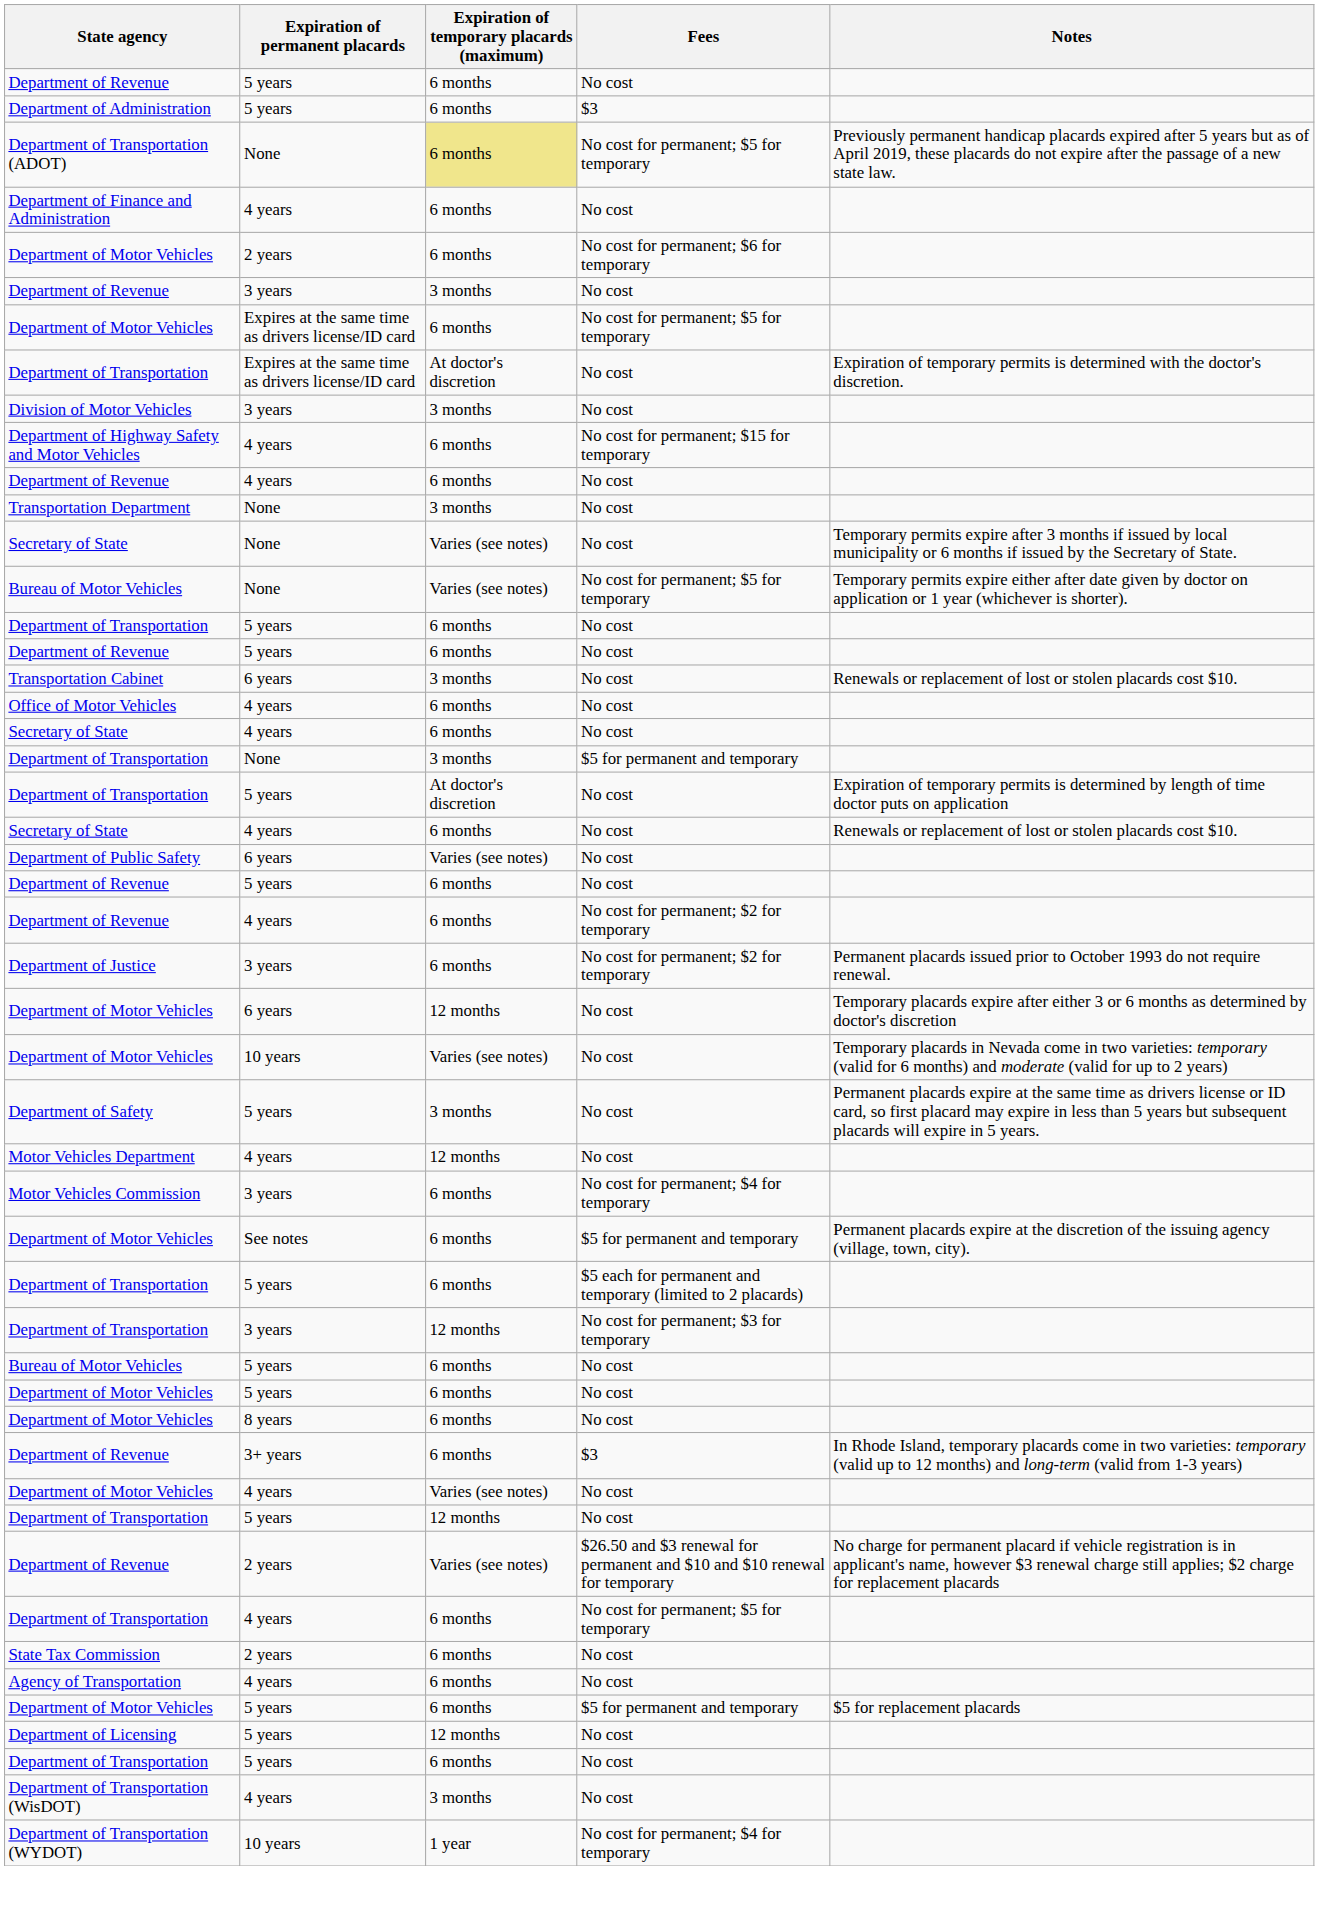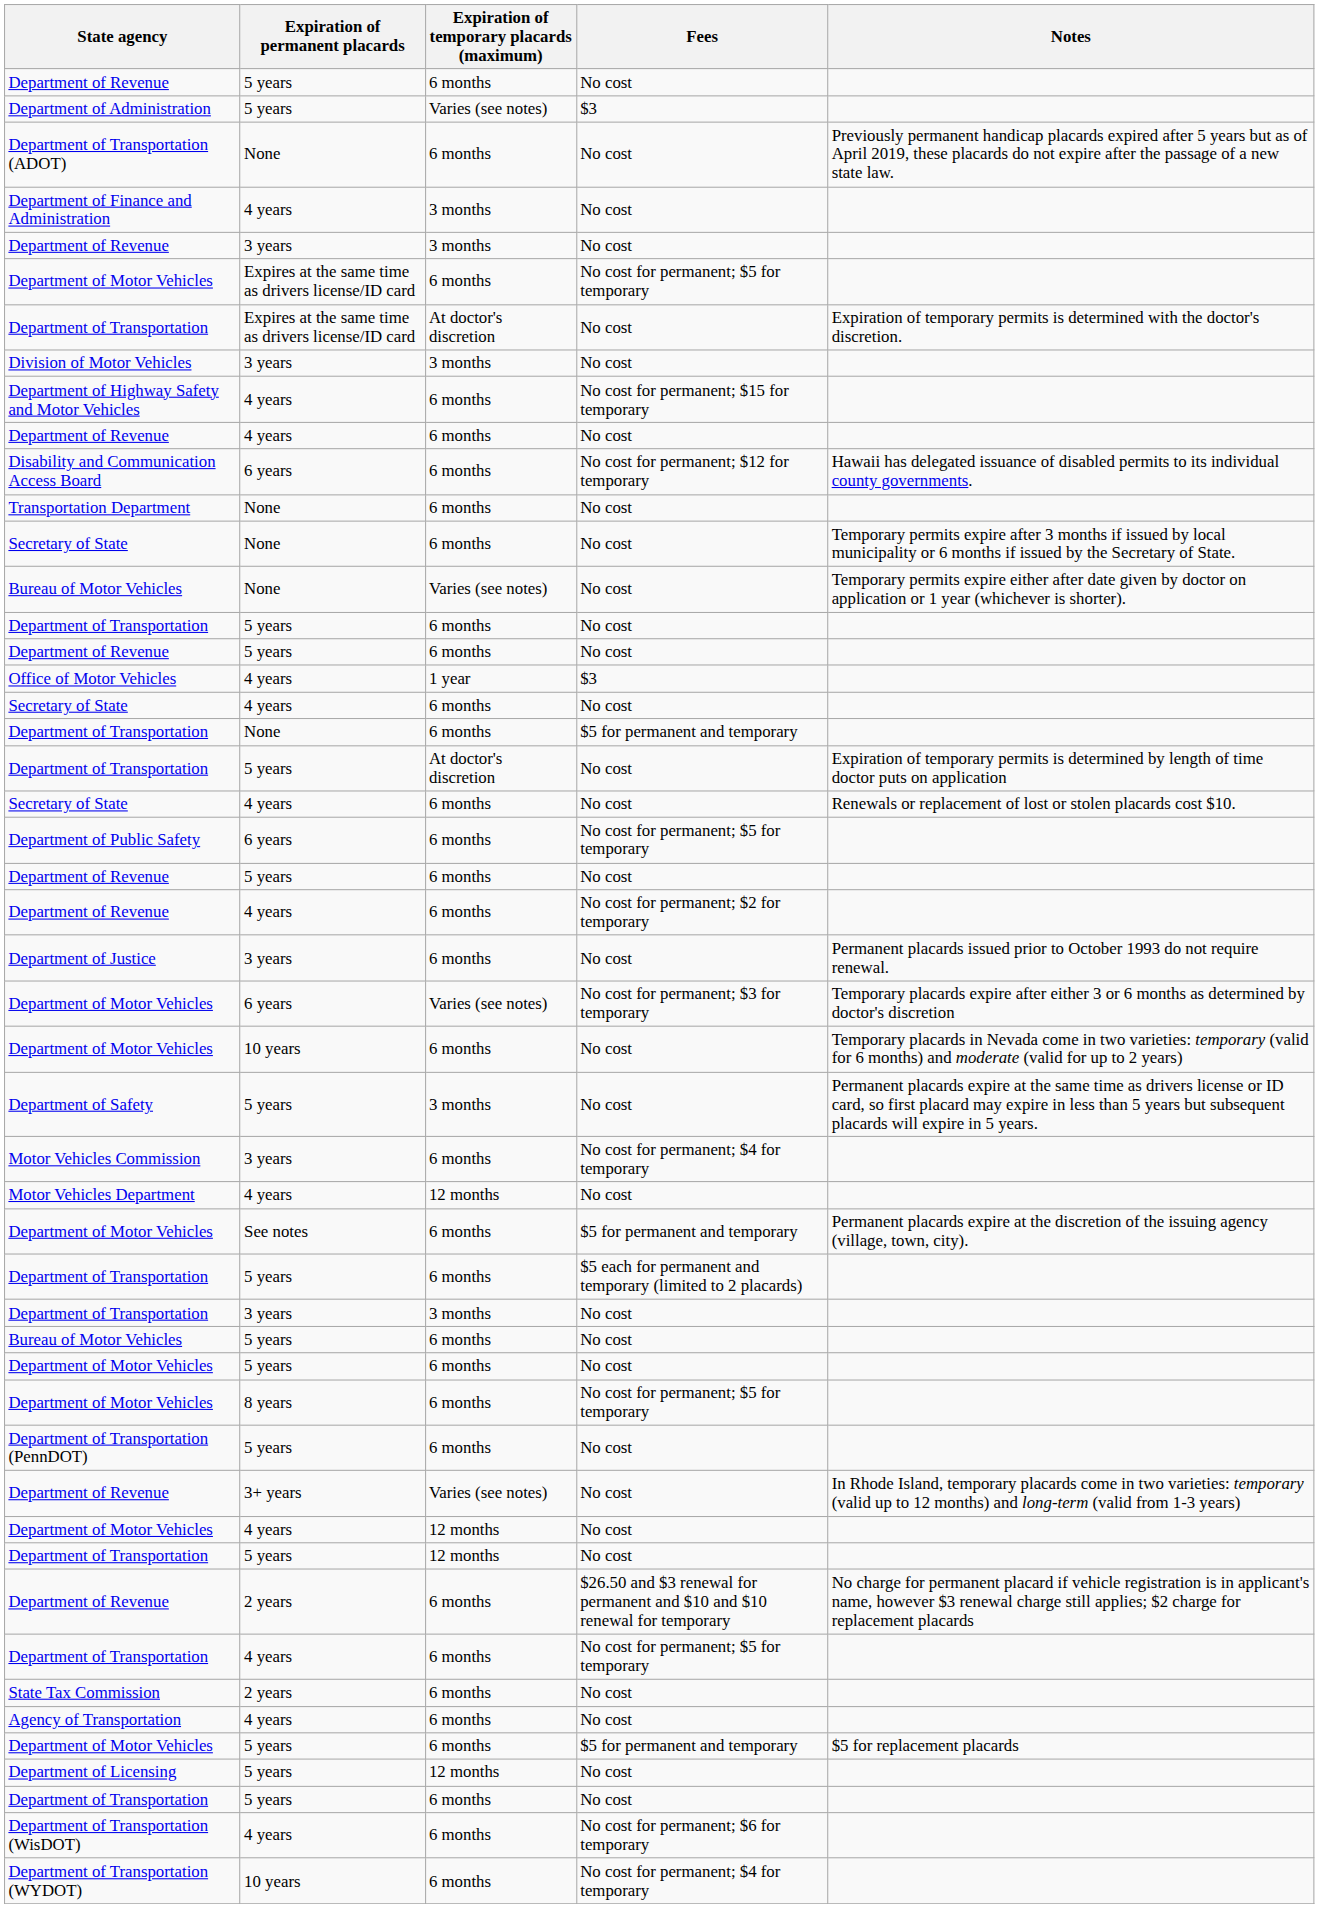(460, 108) 6 months -> (488, 108) Varies (see notes)
(460, 154) khaki background -> (460, 154) no background
(681, 154) No cost for permanent; $5 for temporary -> (606, 154) No cost
(460, 209) 6 months -> (460, 209) 3 months
- row: (111, 254)
+ row: (112, 471)
(460, 507) 3 months -> (460, 507) 6 months
(489, 543) Varies (see notes) -> (460, 543) 6 months
(681, 589) No cost for permanent; $5 for temporary -> (606, 589) No cost
- row: (86, 678)
(460, 705) 6 months -> (450, 678) 1 year
(607, 705) No cost -> (589, 678) $3
(460, 758) 3 months -> (460, 731) 6 months
(489, 857) Varies (see notes) -> (460, 840) 6 months
(607, 857) No cost -> (680, 840) No cost for permanent; $5 for temporary
(681, 965) No cost for permanent; $2 for temporary -> (606, 957) No cost
(465, 1011) 12 months -> (488, 1003) Varies (see notes)
(607, 1011) No cost -> (680, 1003) No cost for permanent; $3 for temporary
(489, 1056) Varies (see notes) -> (460, 1049) 6 months
rows swapped: (104, 1193) <-> (102, 1157)
(465, 1330) 12 months -> (460, 1312) 3 months
(681, 1330) No cost for permanent; $3 for temporary -> (606, 1312) No cost
(607, 1419) No cost -> (680, 1402) No cost for permanent; $5 for temporary
+ row: (108, 1447)
(460, 1455) 6 months -> (488, 1493) Varies (see notes)
(589, 1455) $3 -> (606, 1493) No cost
(489, 1491) Varies (see notes) -> (464, 1529) 12 months
(489, 1563) Varies (see notes) -> (460, 1601) 6 months
(460, 1797) 3 months -> (460, 1835) 6 months
(607, 1797) No cost -> (680, 1835) No cost for permanent; $6 for temporary
(450, 1843) 1 year -> (460, 1880) 6 months
